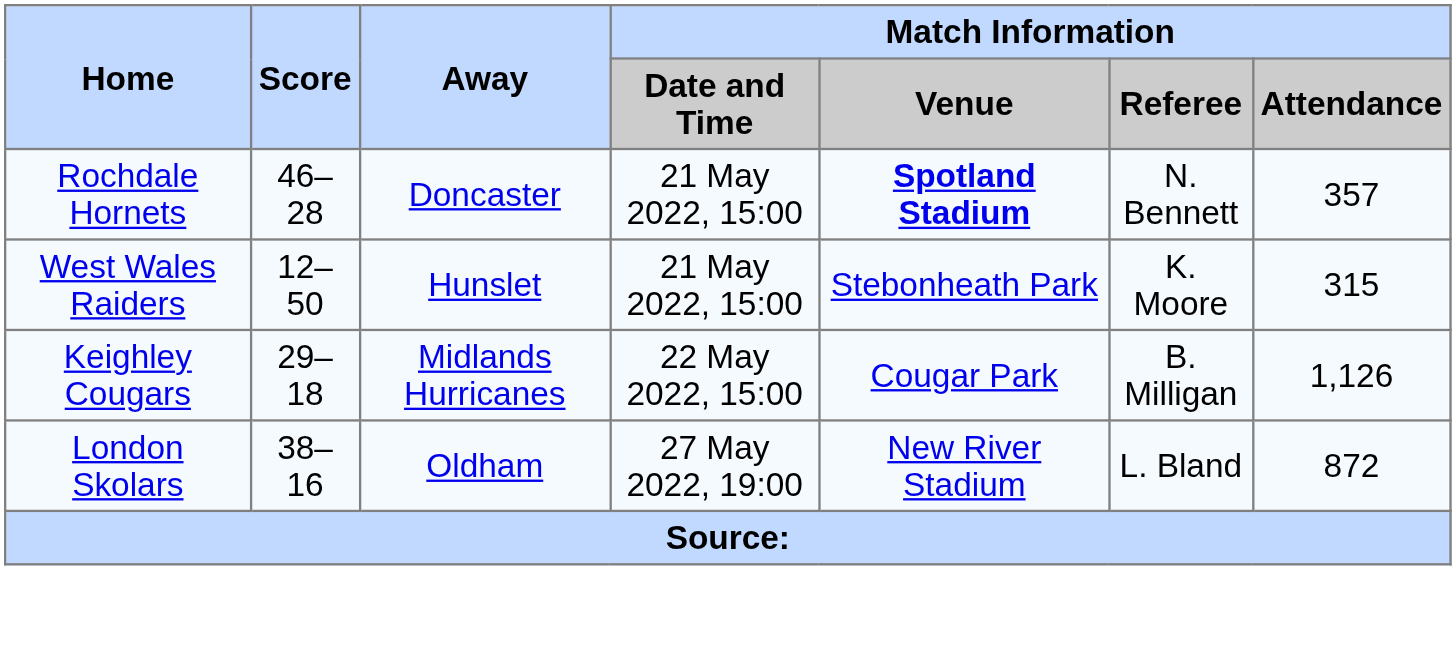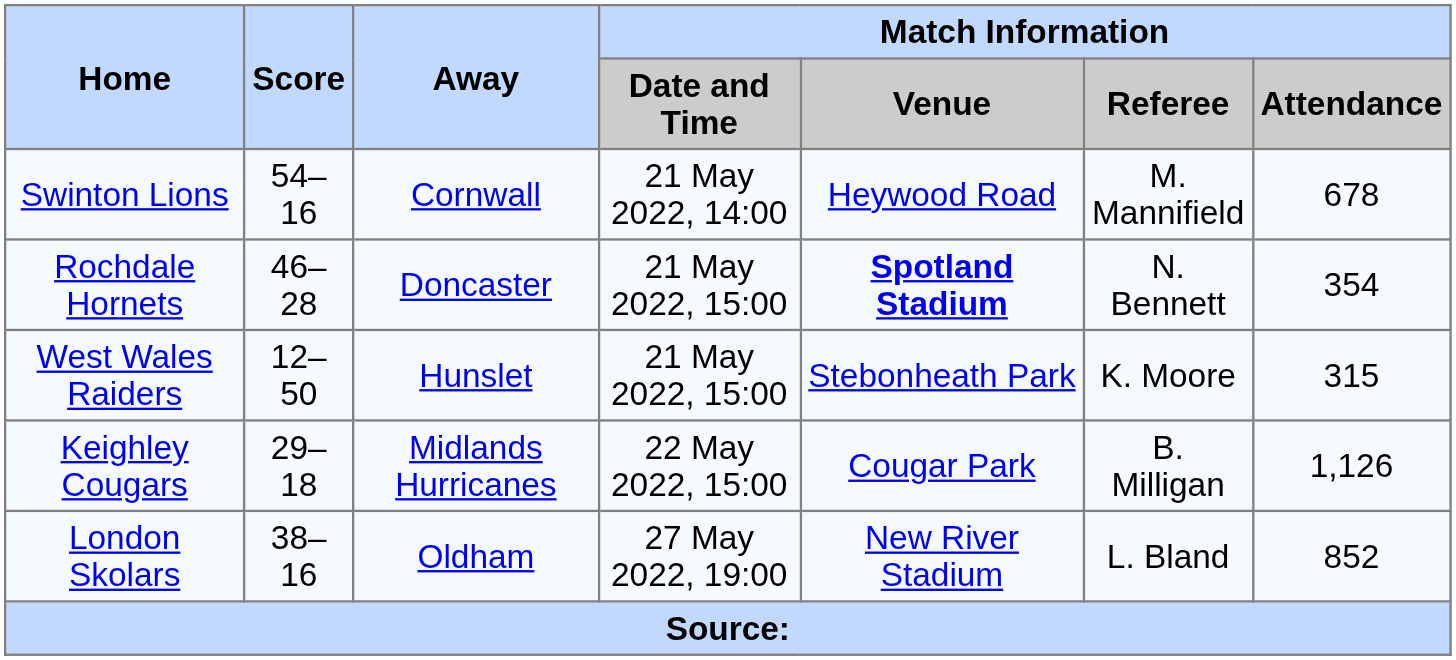+ row: (125, 194)
(1351, 194) 357 -> (1351, 285) 354
(1351, 466) 872 -> (1351, 556) 852
